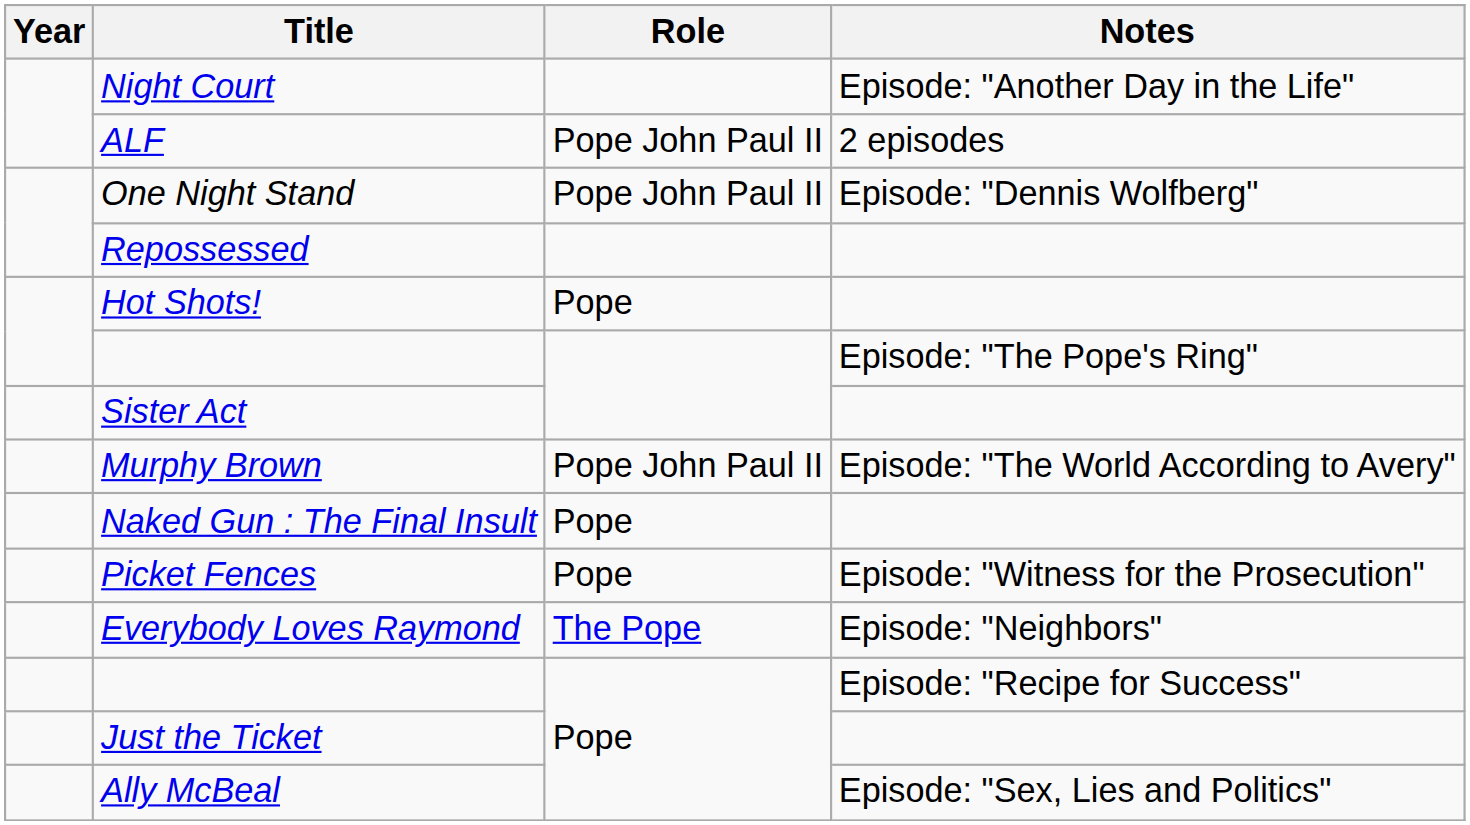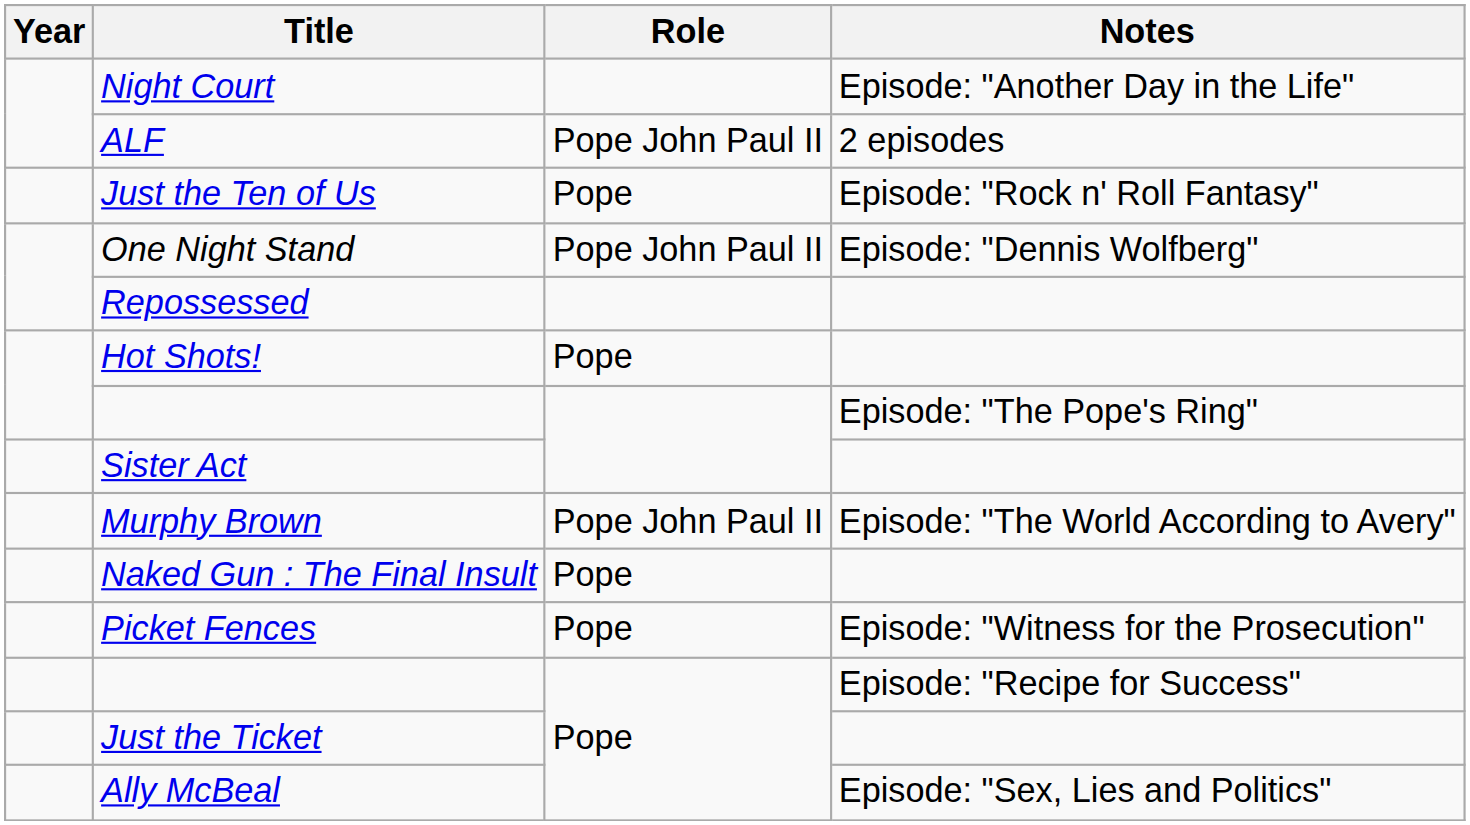+ row: (238, 194)
- row: (310, 628)
